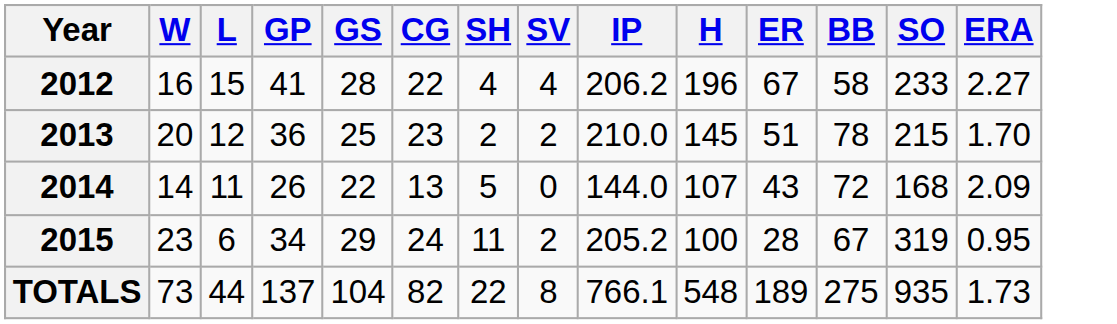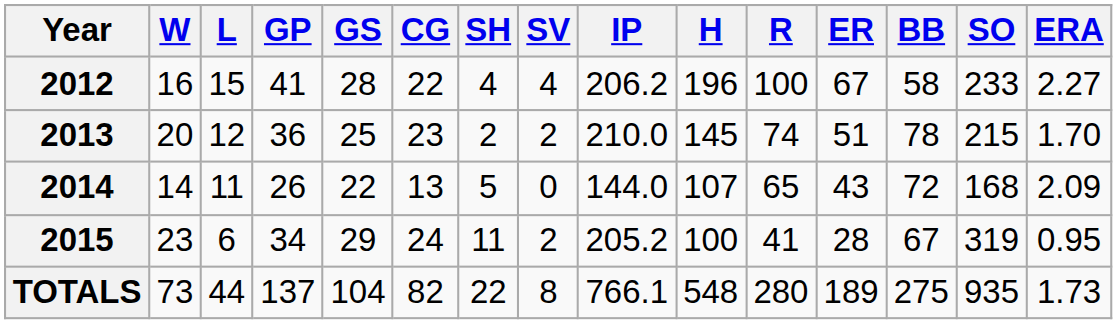+ column: (781, 30)
